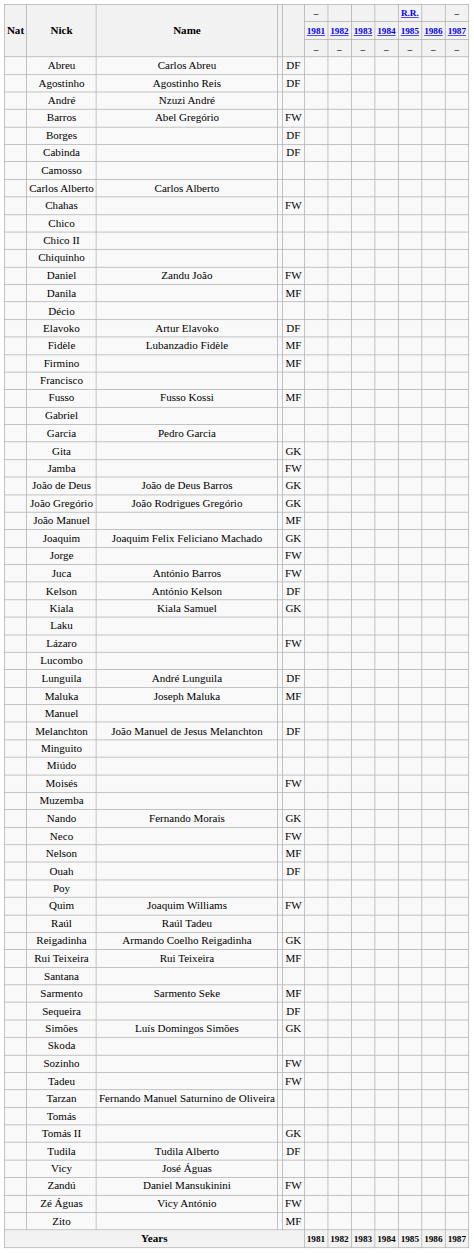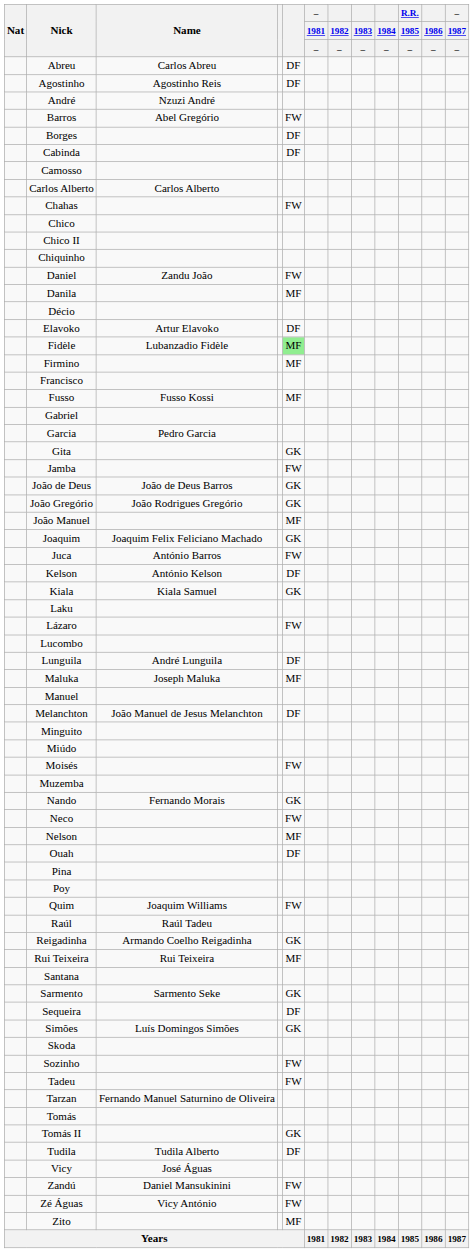(293, 345) no background -> (293, 345) lightgreen background
- row: (61, 556)
+ row: (62, 871)
(293, 993) MF -> (293, 993) GK
